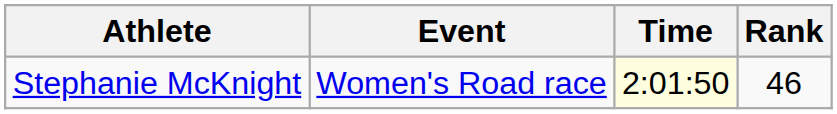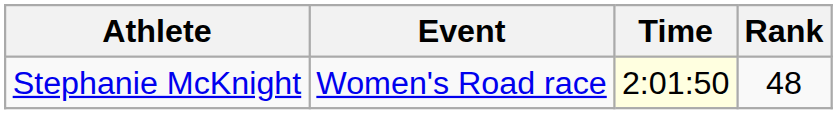(784, 82) 46 -> (784, 82) 48
